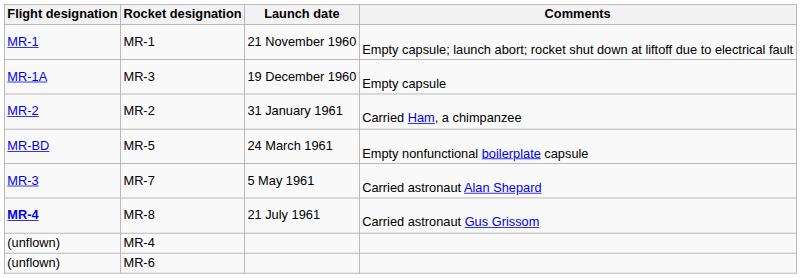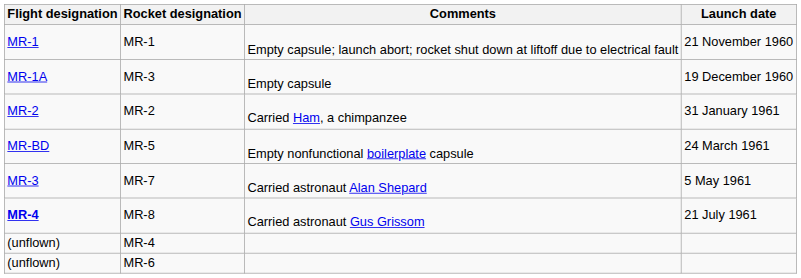columns swapped: (302, 14) <-> (578, 14)
